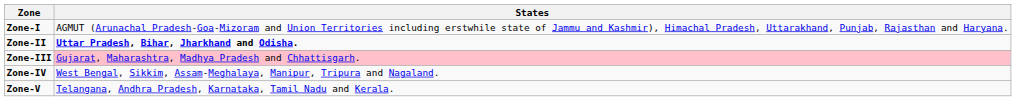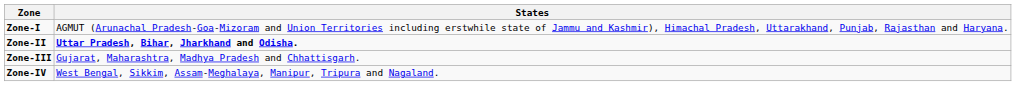(208, 58) pink background -> (208, 58) no background
- row: (23, 88)
